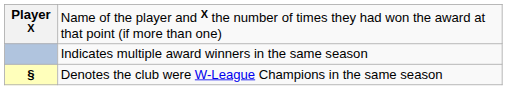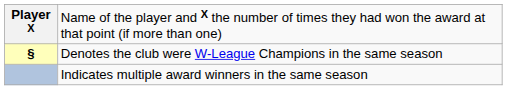rows swapped: (252, 74) <-> (214, 54)
